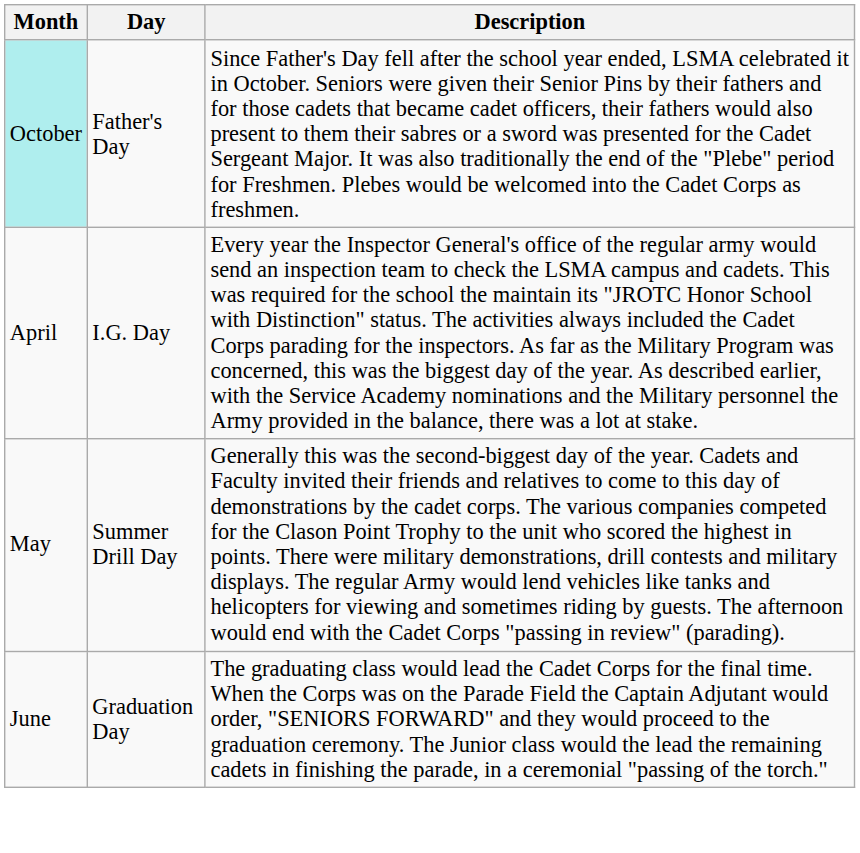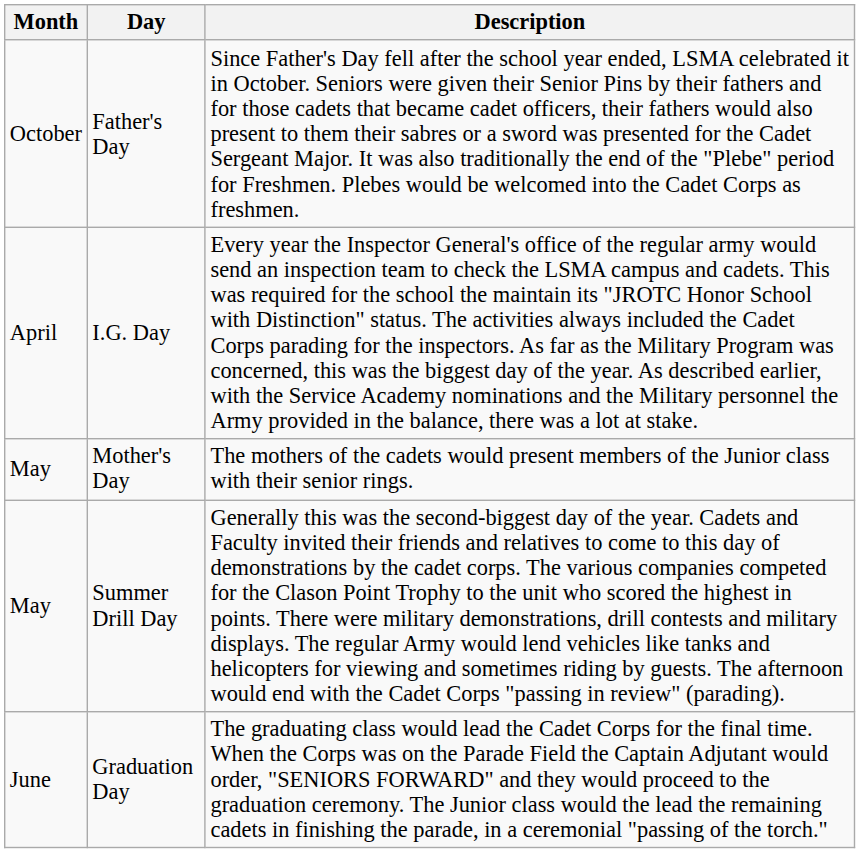(46, 133) paleturquoise background -> (46, 133) no background
+ row: (132, 469)
